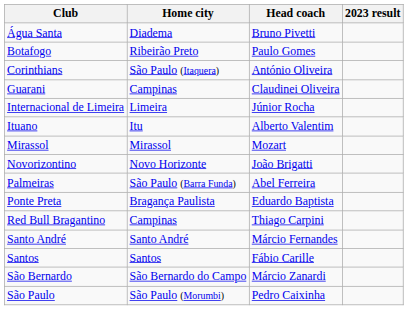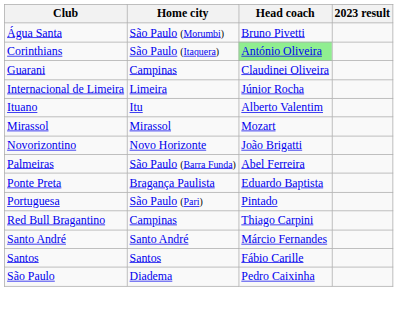(151, 32) Diadema -> (177, 32) São Paulo (Morumbi)
- row: (29, 51)
(292, 70) no background -> (282, 51) lightgreen background
+ row: (33, 201)
- row: (39, 276)
(177, 295) São Paulo (Morumbi) -> (151, 276) Diadema
